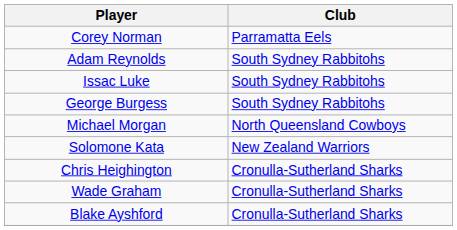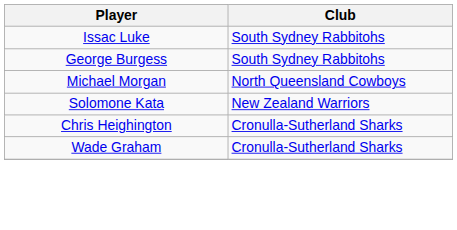- row: (116, 37)
- row: (116, 59)
- row: (116, 214)
